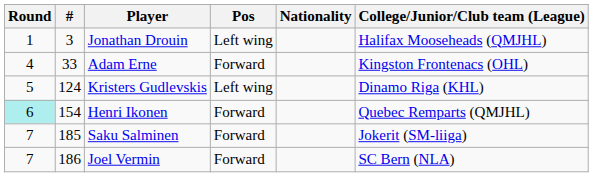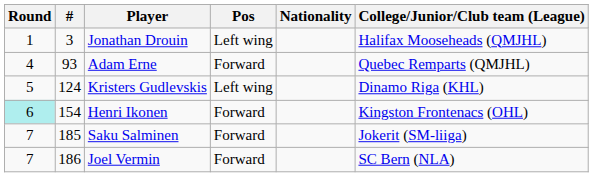(70, 64) 33 -> (70, 64) 93
(443, 64) Kingston Frontenacs (OHL) -> (444, 64) Quebec Remparts (QMJHL)
(444, 111) Quebec Remparts (QMJHL) -> (443, 111) Kingston Frontenacs (OHL)
